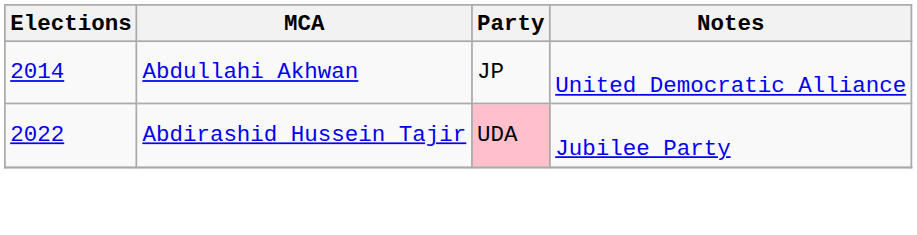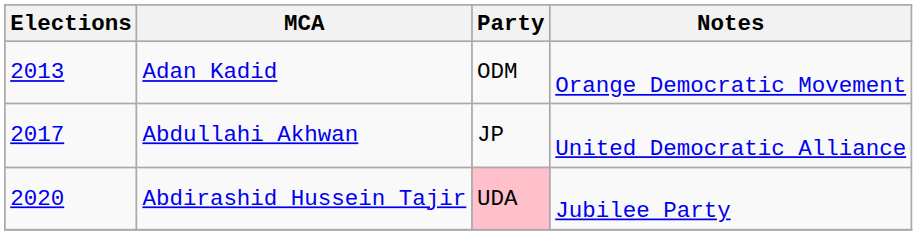+ row: (210, 73)
(37, 73) 2014 -> (37, 135) 2017
(37, 135) 2022 -> (37, 198) 2020
